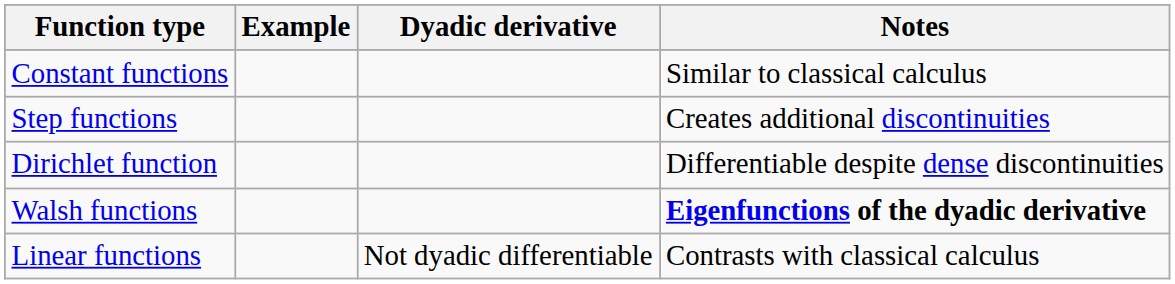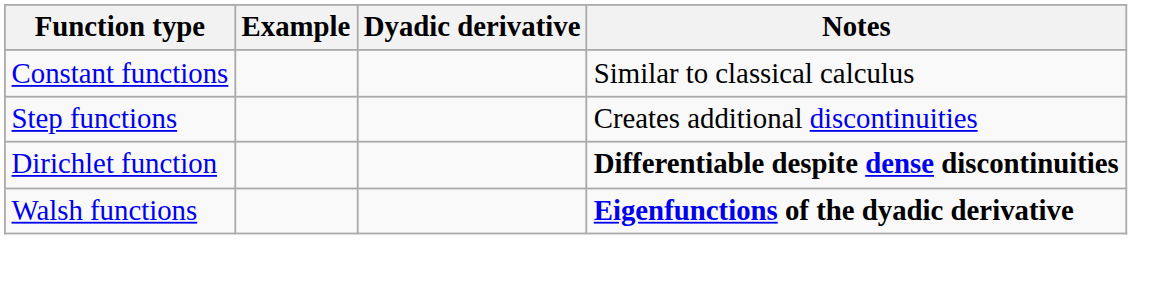(915, 164) normal -> (856, 164) bold
- row: (106, 255)
